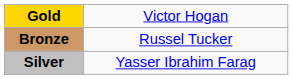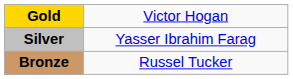rows swapped: (44, 62) <-> (44, 39)
